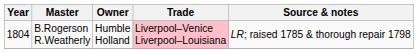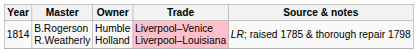(18, 34) 1804 -> (18, 34) 1814
